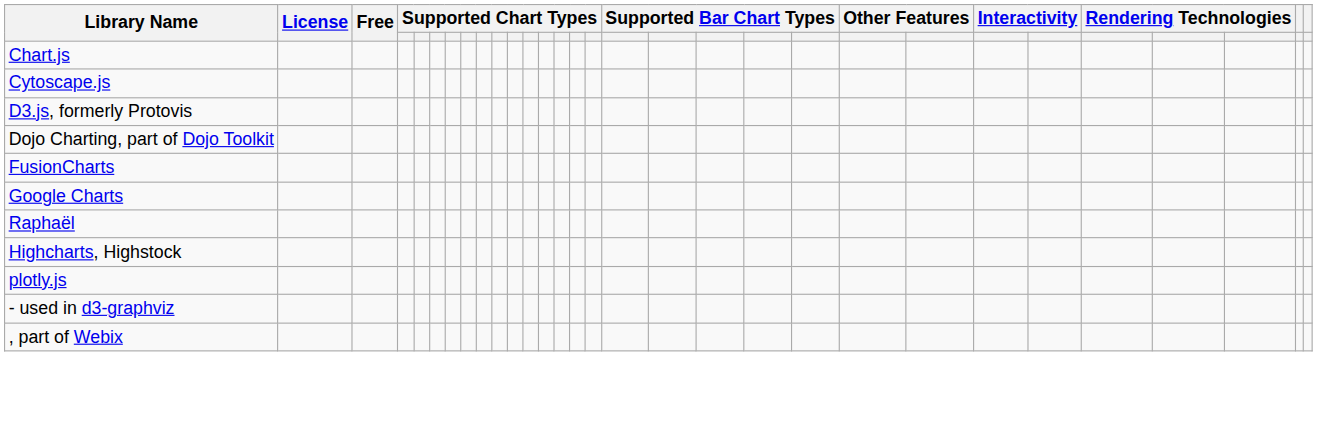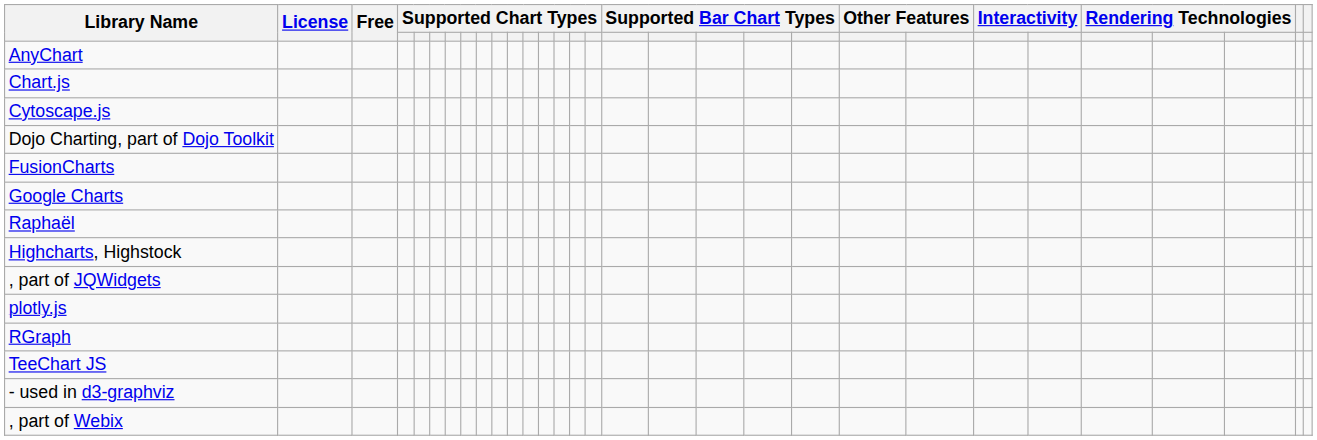+ row: (46, 54)
- row: (100, 111)
+ row: (85, 280)
+ row: (40, 336)
+ row: (58, 364)
